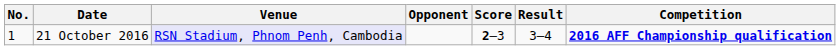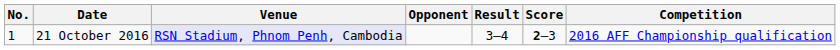columns swapped: (493, 15) <-> (541, 15)
(701, 35) bold -> (701, 35) normal
